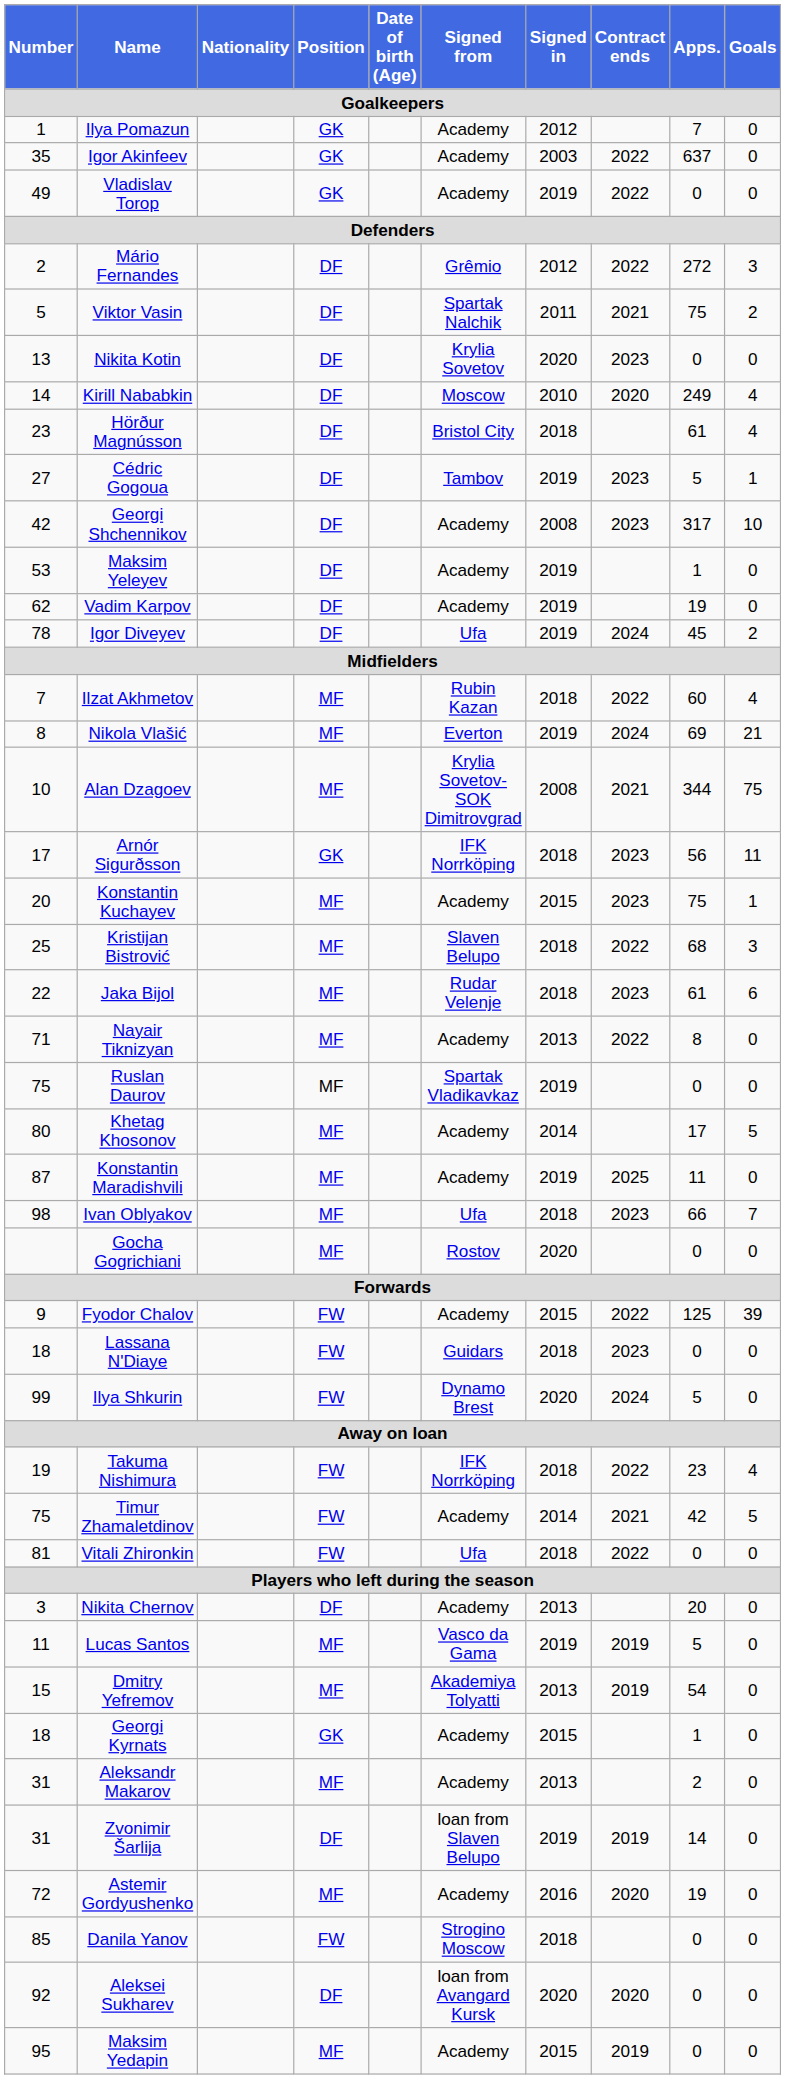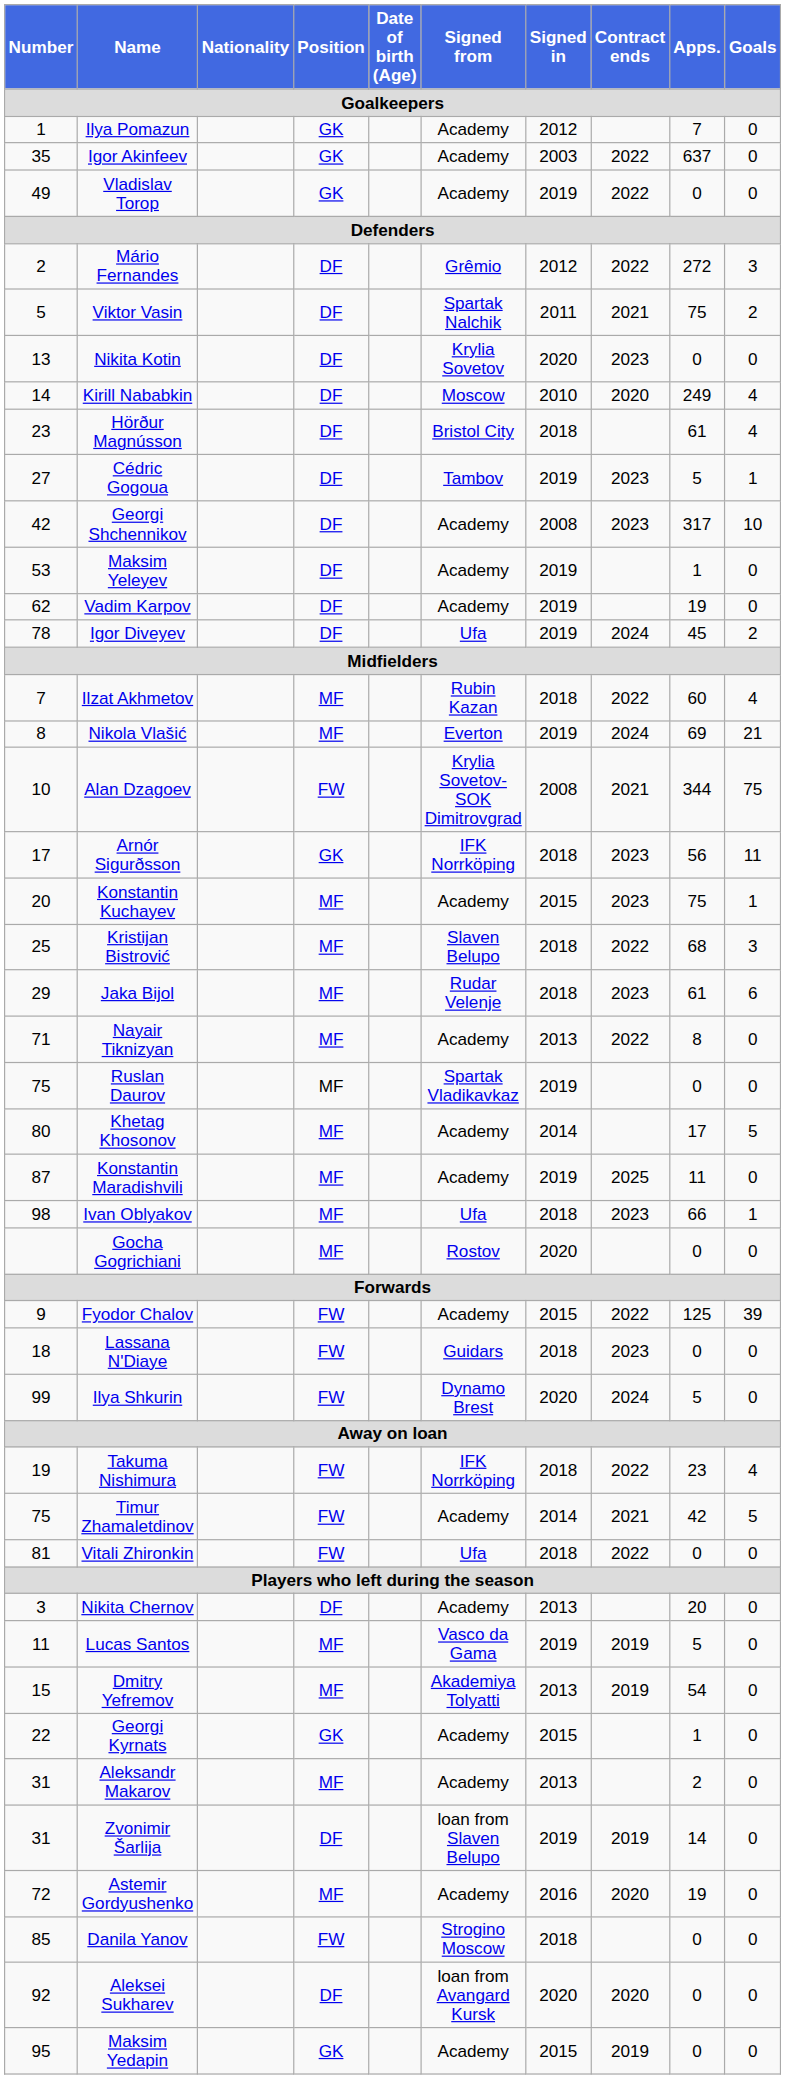(331, 790) MF -> (331, 790) FW
(41, 993) 22 -> (41, 993) 29
(753, 1214) 7 -> (753, 1214) 1
(41, 1736) 18 -> (41, 1736) 22
(331, 2051) MF -> (331, 2051) GK
